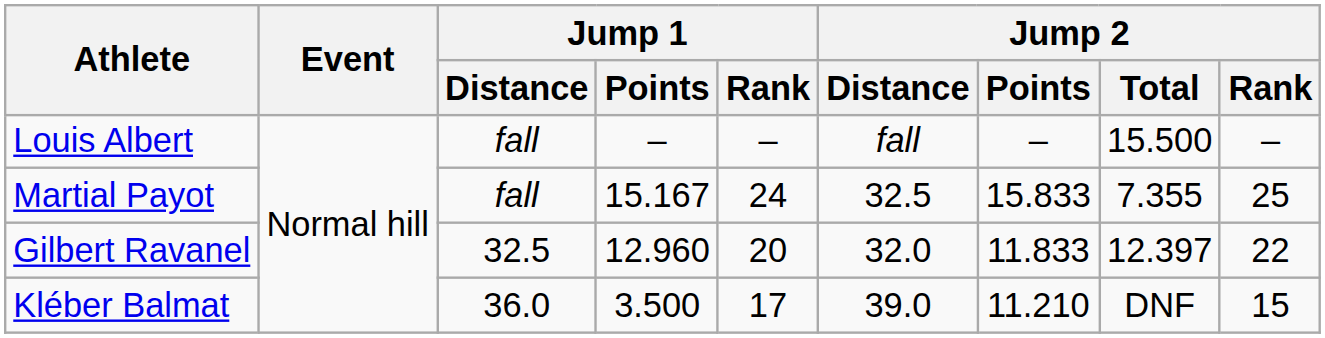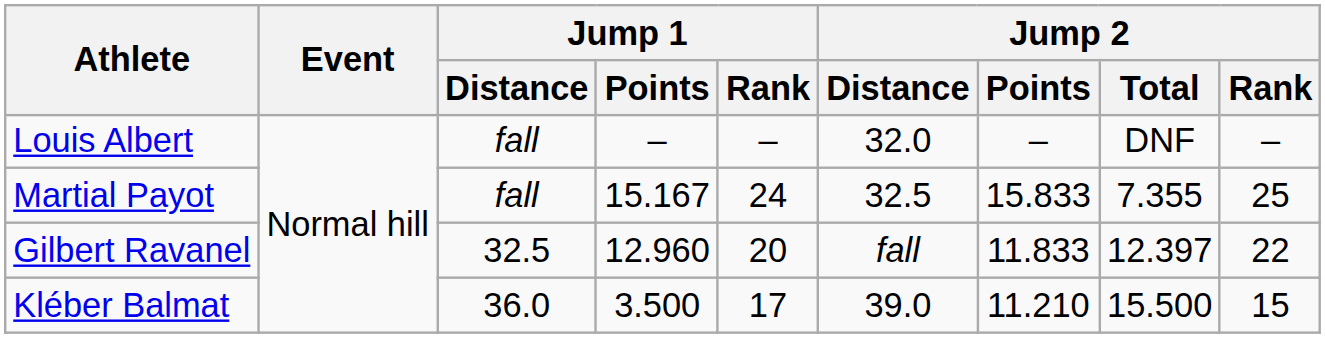(898, 142) fall -> (898, 142) 32.0
(1160, 142) 15.500 -> (1160, 142) DNF
(898, 250) 32.0 -> (898, 250) fall
(1160, 305) DNF -> (1160, 305) 15.500
